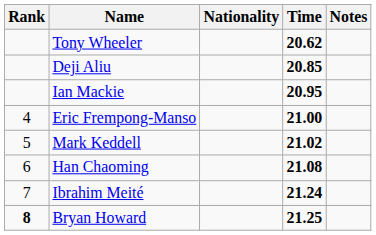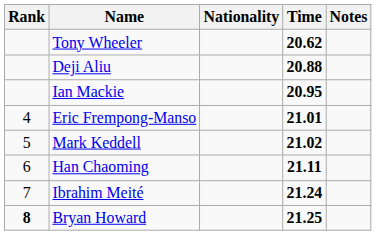(304, 67) 20.85 -> (304, 67) 20.88
(304, 117) 21.00 -> (304, 117) 21.01
(304, 167) 21.08 -> (304, 167) 21.11
